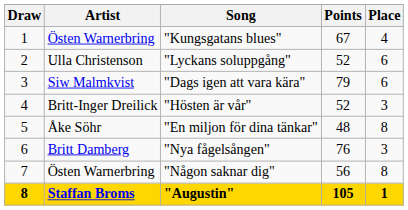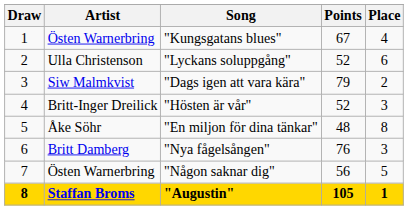(384, 82) 6 -> (384, 82) 2
(384, 171) 8 -> (384, 171) 5
